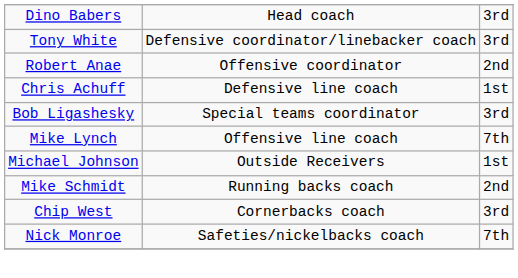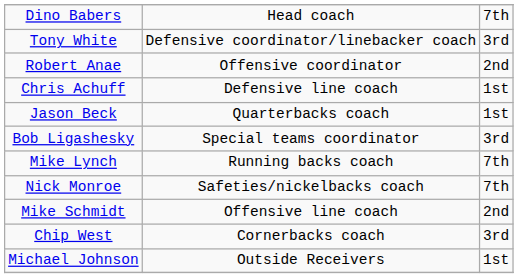(496, 16) 3rd -> (496, 16) 7th
+ row: (73, 114)
(311, 138) Offensive line coach -> (311, 163) Running backs coach
rows swapped: (73, 236) <-> (73, 163)
(311, 187) Running backs coach -> (311, 211) Offensive line coach
